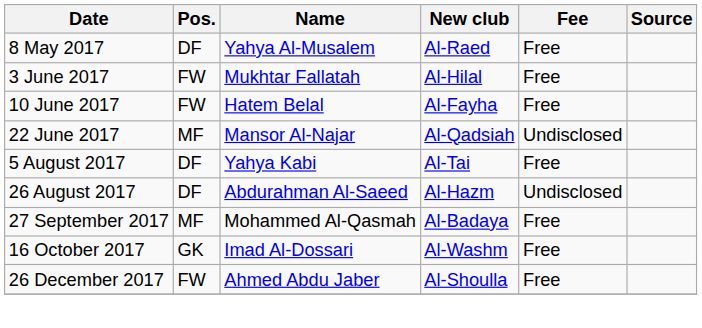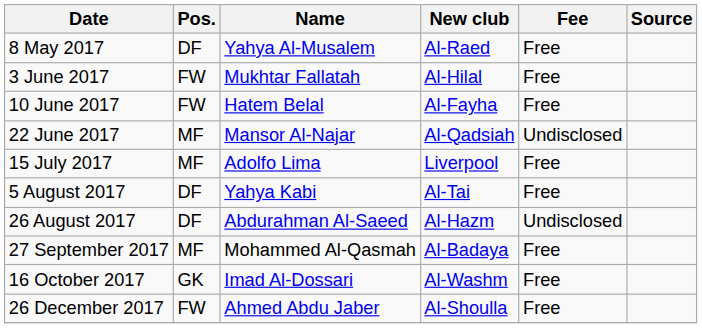+ row: (60, 163)
